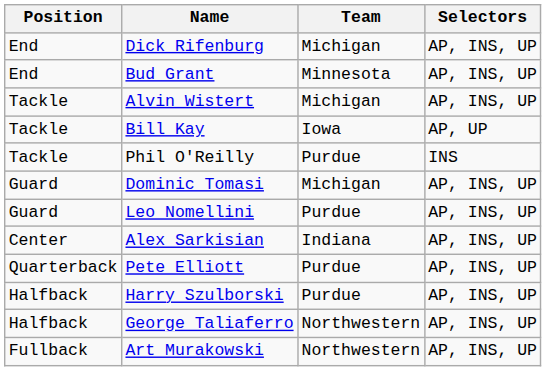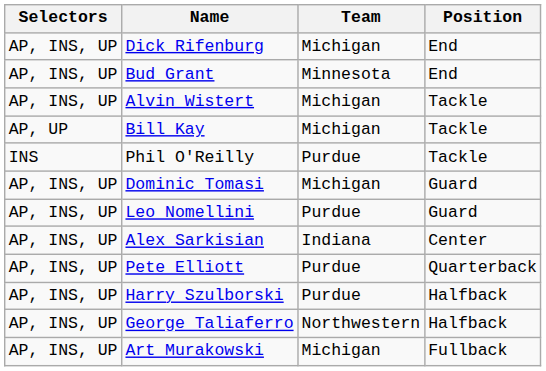columns swapped: (63, 18) <-> (483, 18)
(321, 129) Iowa -> (341, 129) Michigan
(361, 351) Northwestern -> (341, 351) Michigan
